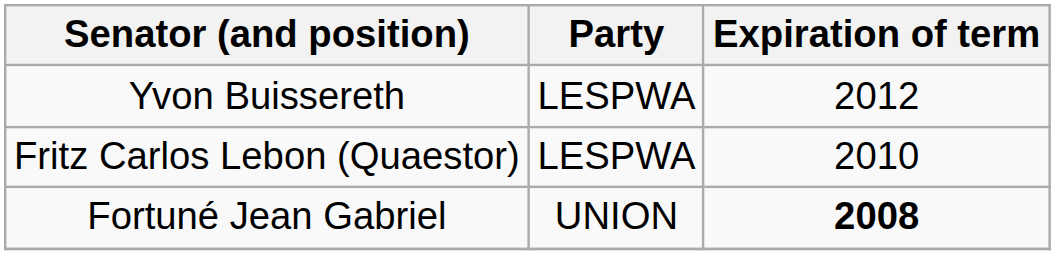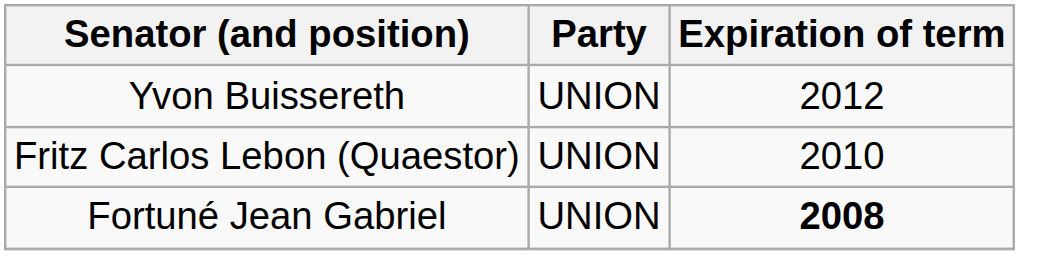(616, 95) LESPWA -> (599, 95) UNION
(616, 156) LESPWA -> (599, 156) UNION
